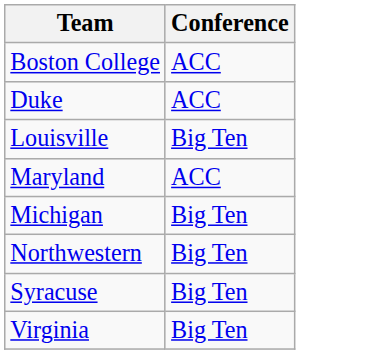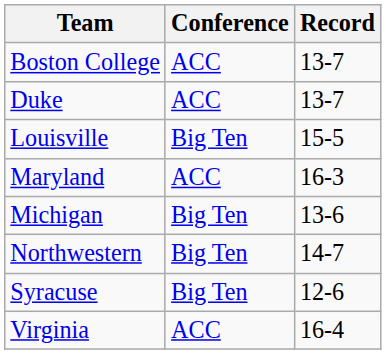+ column: (337, 23)
(209, 330) Big Ten -> (196, 330) ACC
